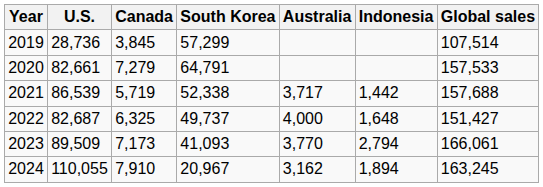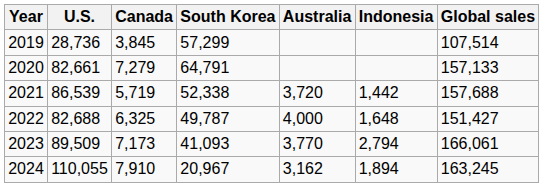(470, 67) 157,533 -> (470, 67) 157,133
(303, 93) 3,717 -> (303, 93) 3,720
(76, 118) 82,687 -> (76, 118) 82,688
(205, 118) 49,737 -> (205, 118) 49,787
